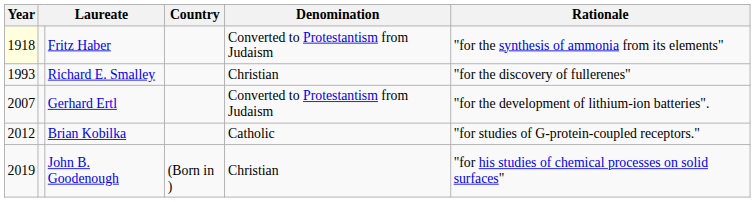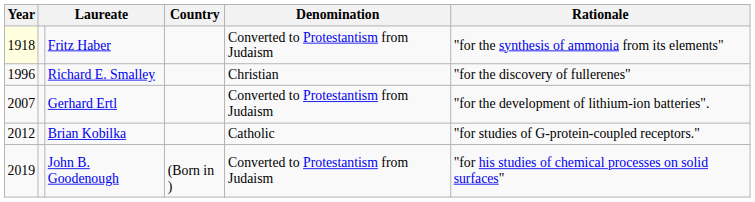(21, 74) 1993 -> (21, 74) 1996
(253, 170) Christian -> (318, 170) Converted to Protestantism from Judaism
